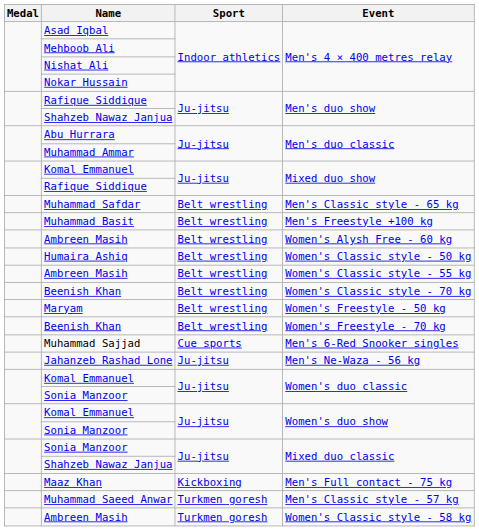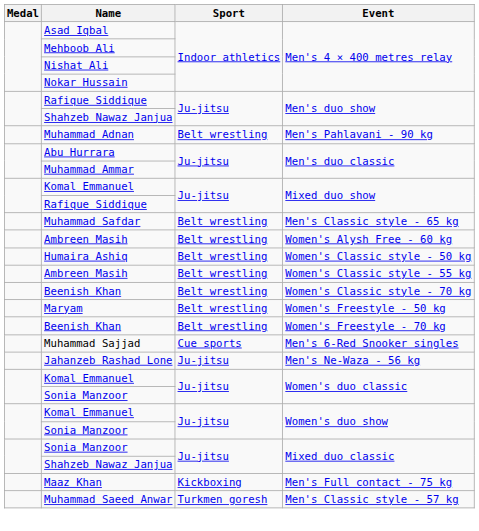+ row: (89, 135)
- row: (89, 222)
- row: (86, 517)
